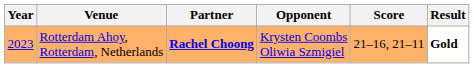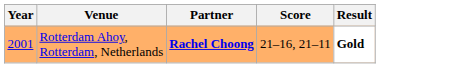- column: (304, 15)
(20, 44) 2023 -> (20, 44) 2001
